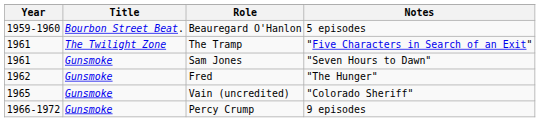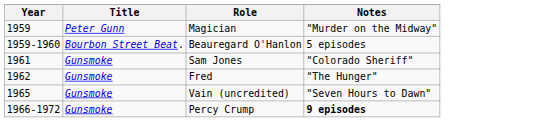+ row: (212, 29)
- row: (215, 45)
(369, 61) "Seven Hours to Dawn" -> (360, 61) "Colorado Sheriff"
(360, 93) "Colorado Sheriff" -> (369, 93) "Seven Hours to Dawn"
(336, 109) normal -> (336, 109) bold
